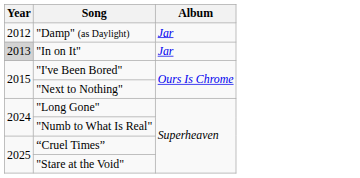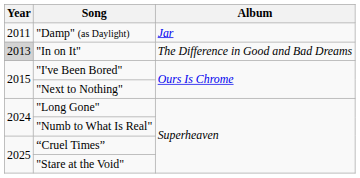(19, 32) 2012 -> (19, 32) 2011
(166, 51) Jar -> (255, 51) The Difference in Good and Bad Dreams
